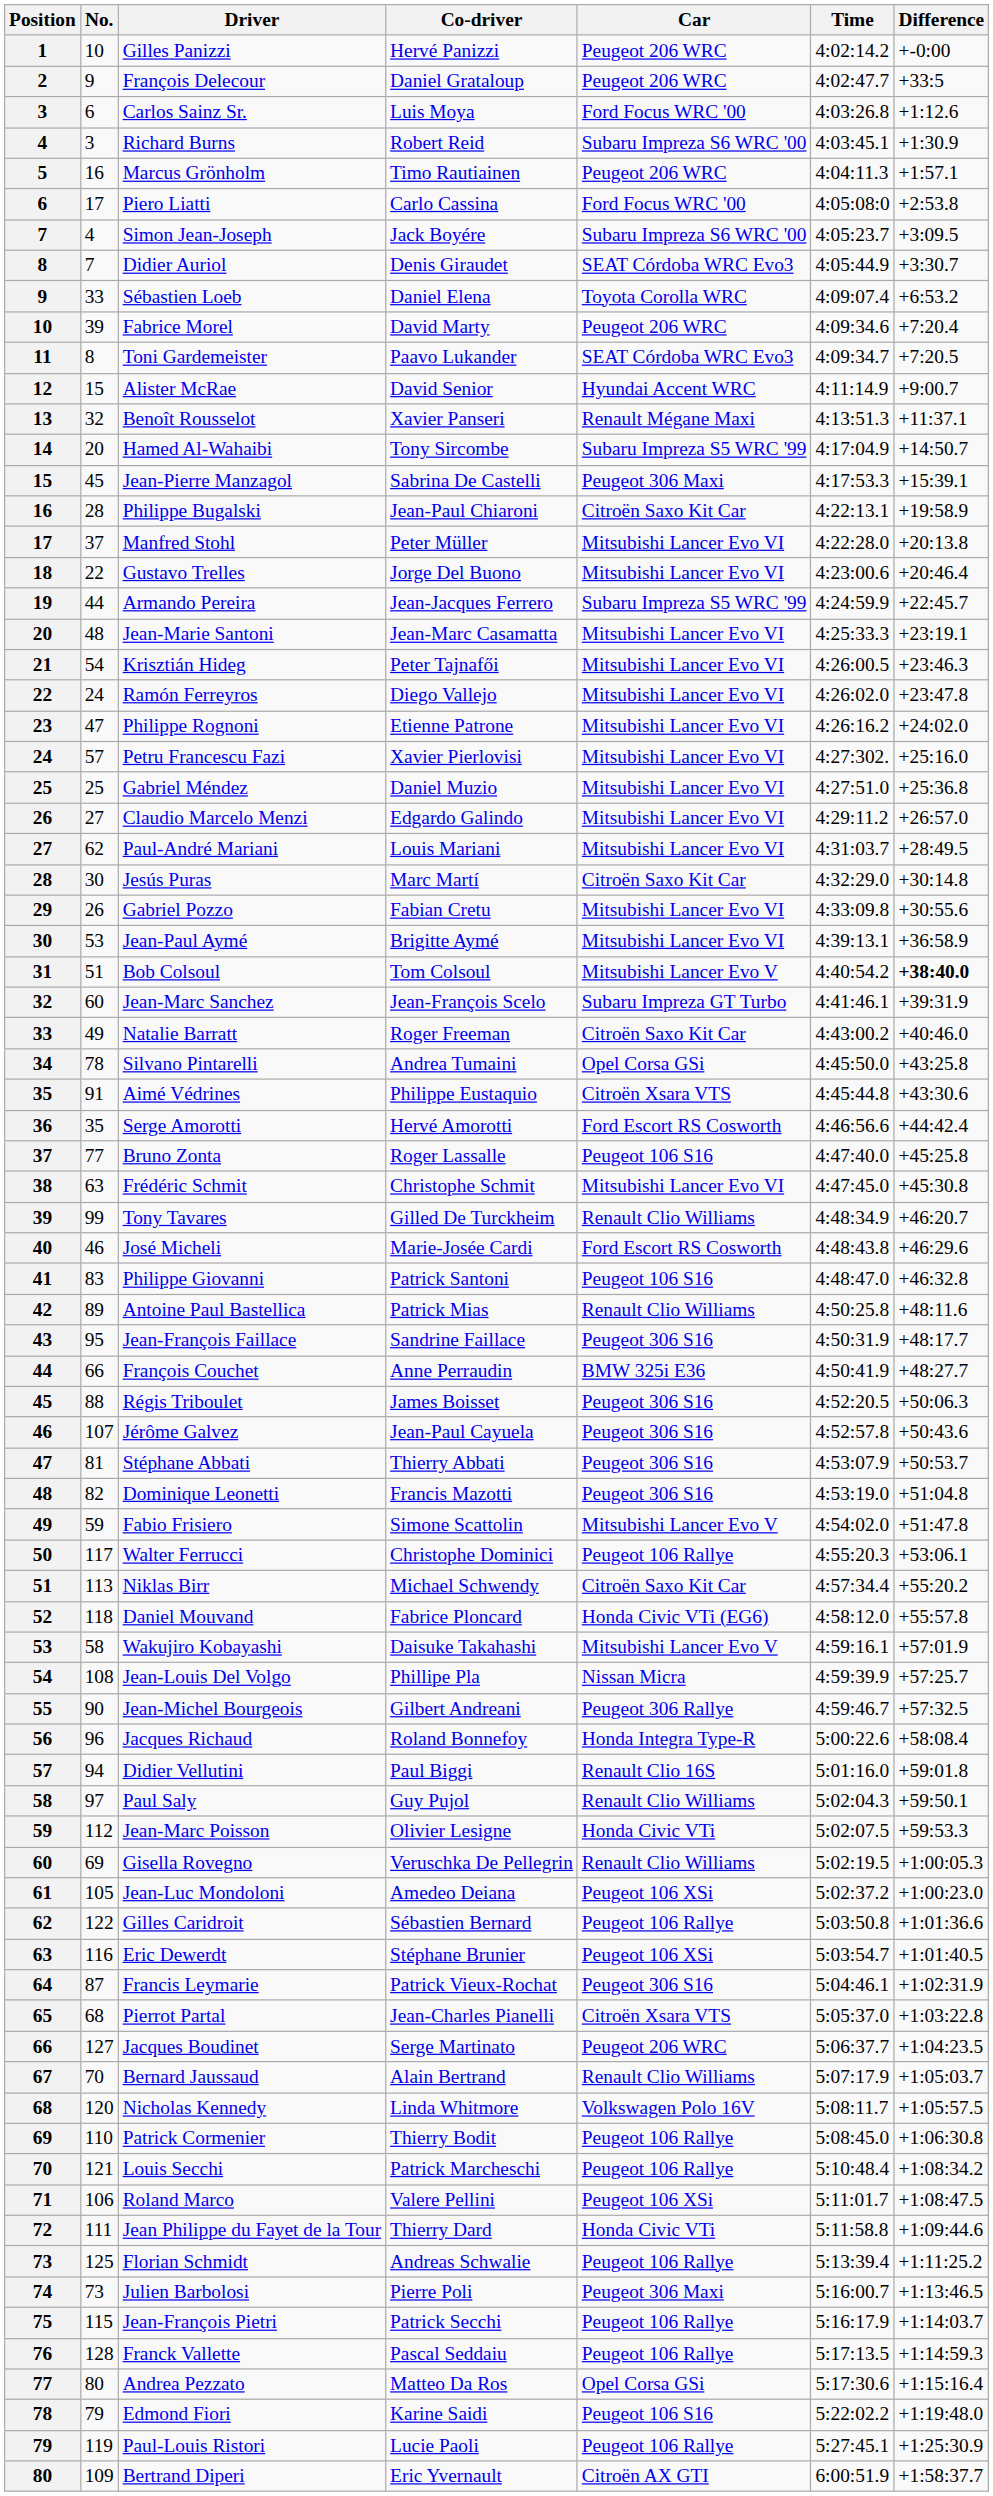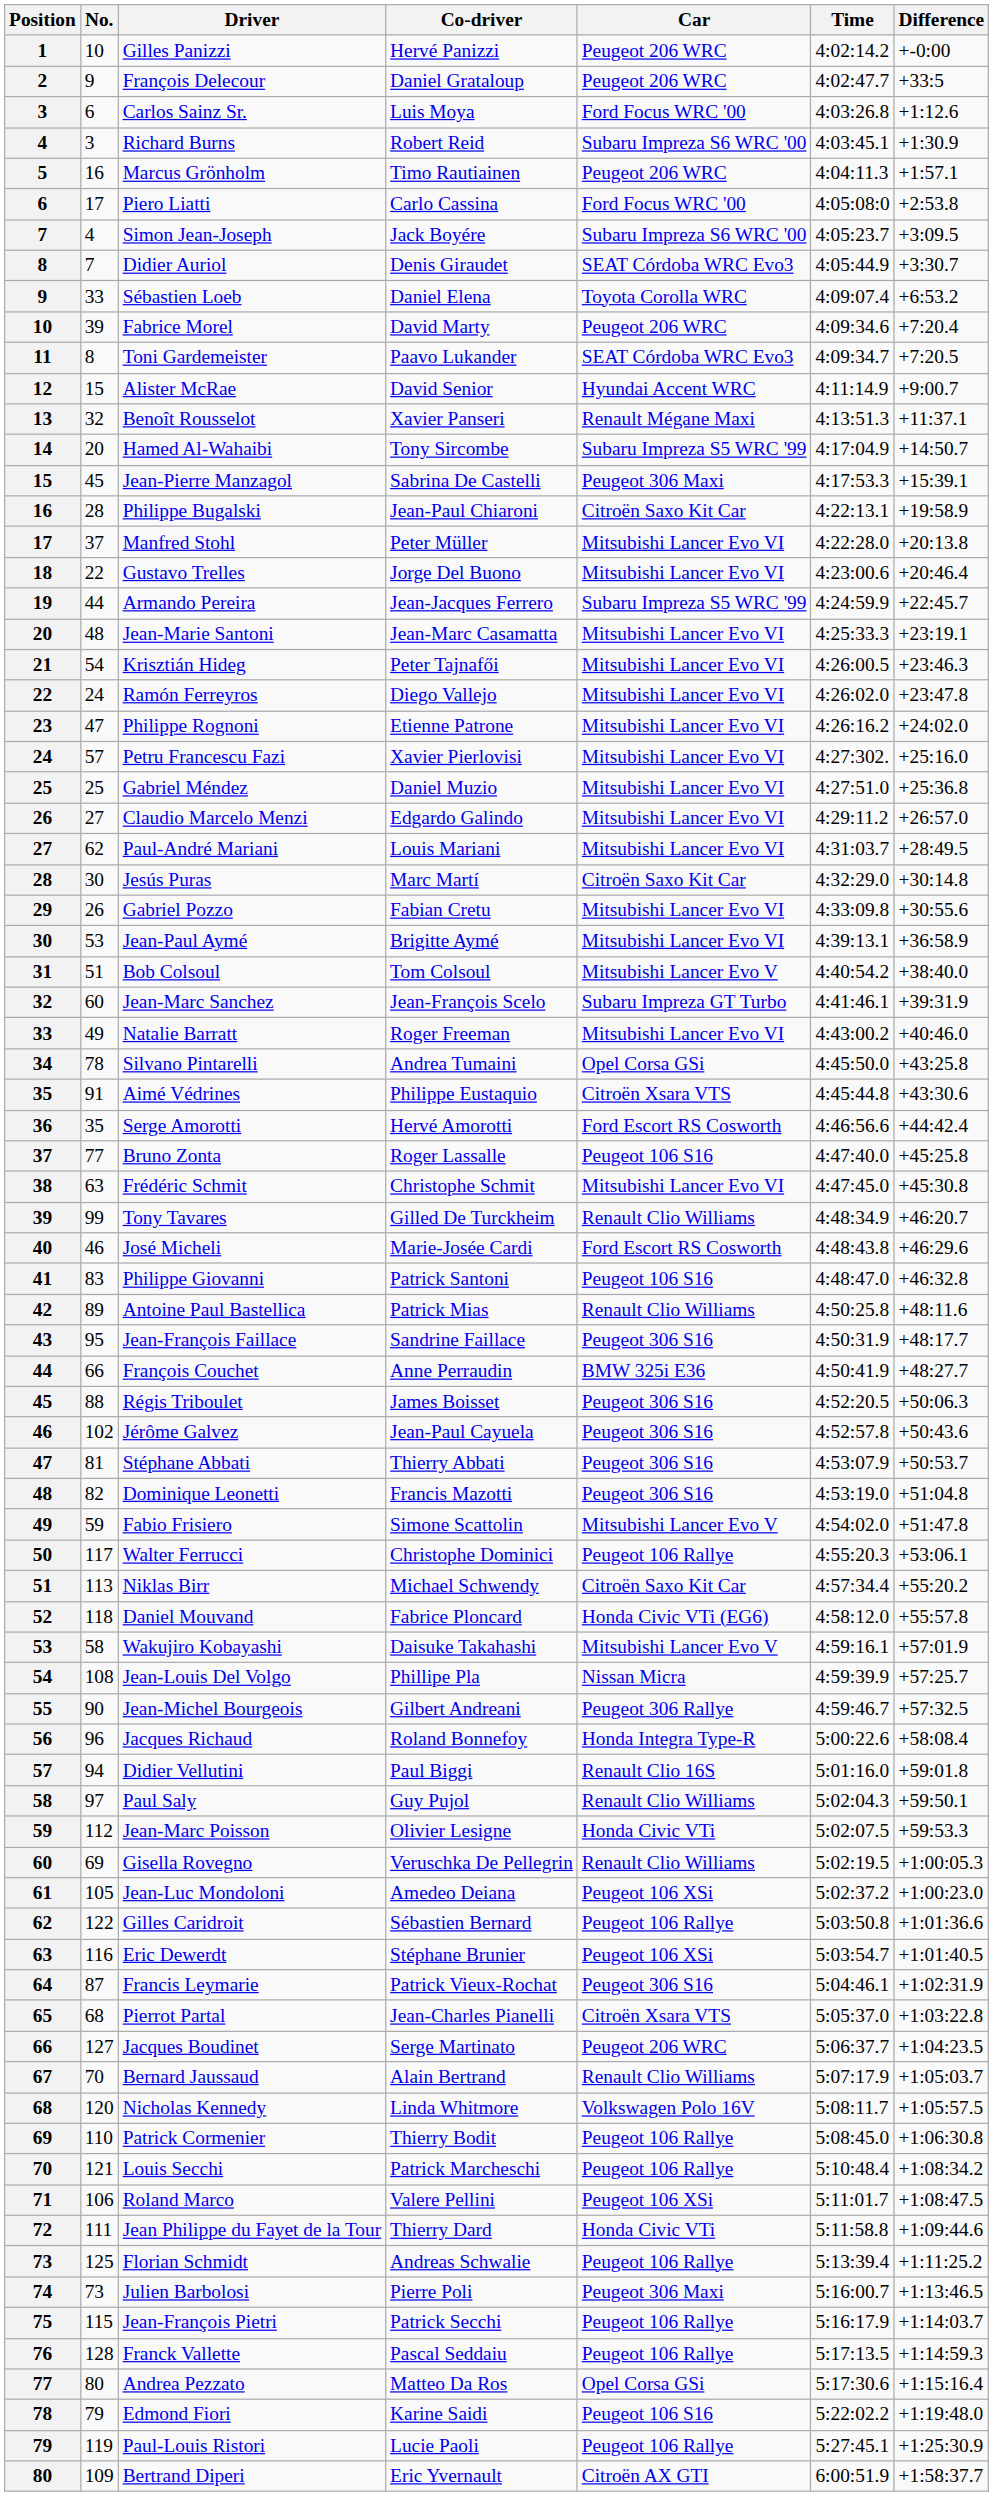(934, 971) bold -> (933, 971) normal
(664, 1033) Citroën Saxo Kit Car -> (683, 1033) Mitsubishi Lancer Evo VI
(99, 1432) 107 -> (99, 1432) 102
